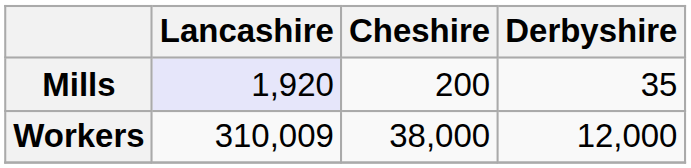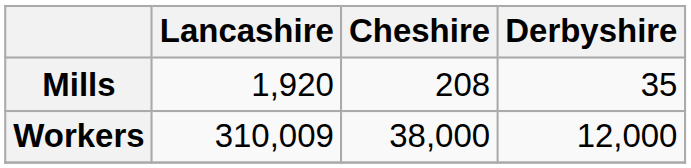(293, 83) lavender background -> (293, 83) no background
(463, 83) 200 -> (463, 83) 208
